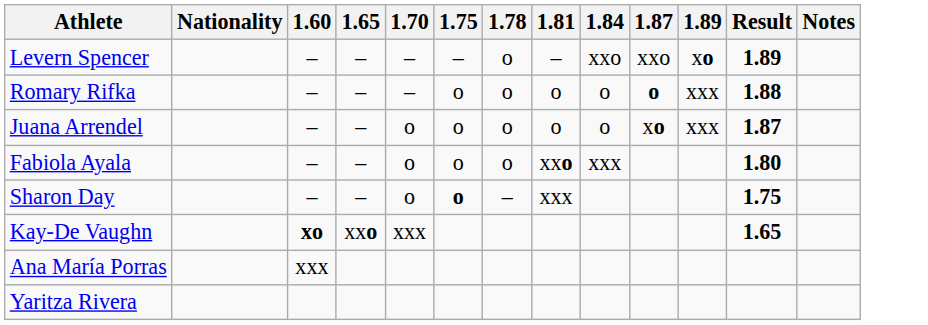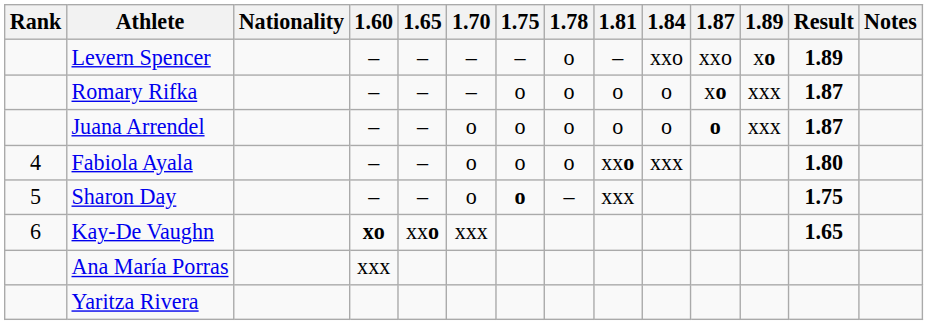+ column: (36, 22)
(654, 92) o -> (715, 92) xo
(762, 92) 1.88 -> (824, 92) 1.87
(654, 127) xo -> (715, 127) o
